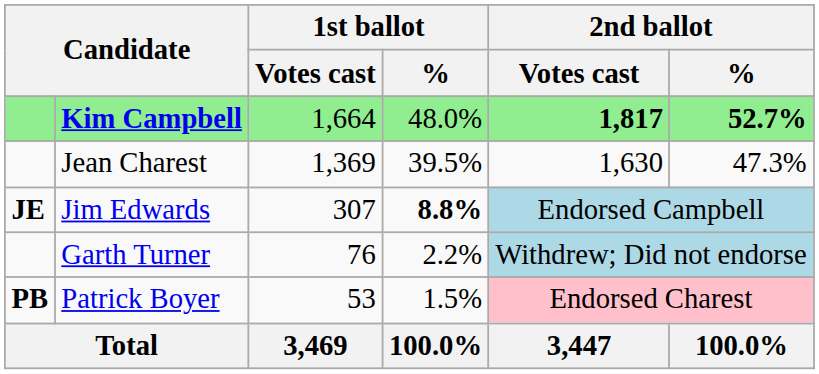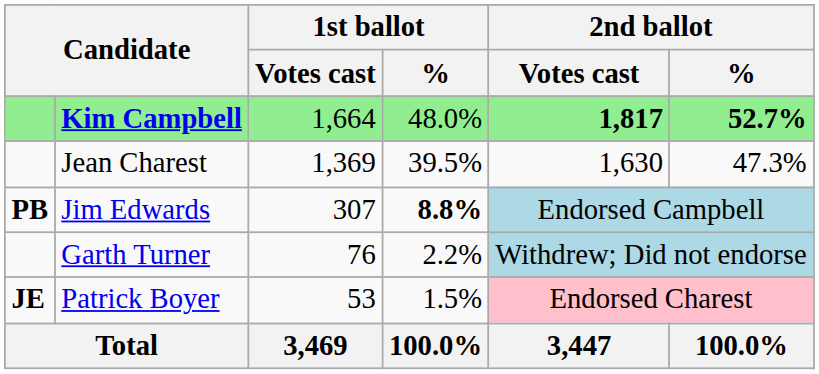(28, 208) JE -> (30, 208) PB
(30, 299) PB -> (28, 299) JE
